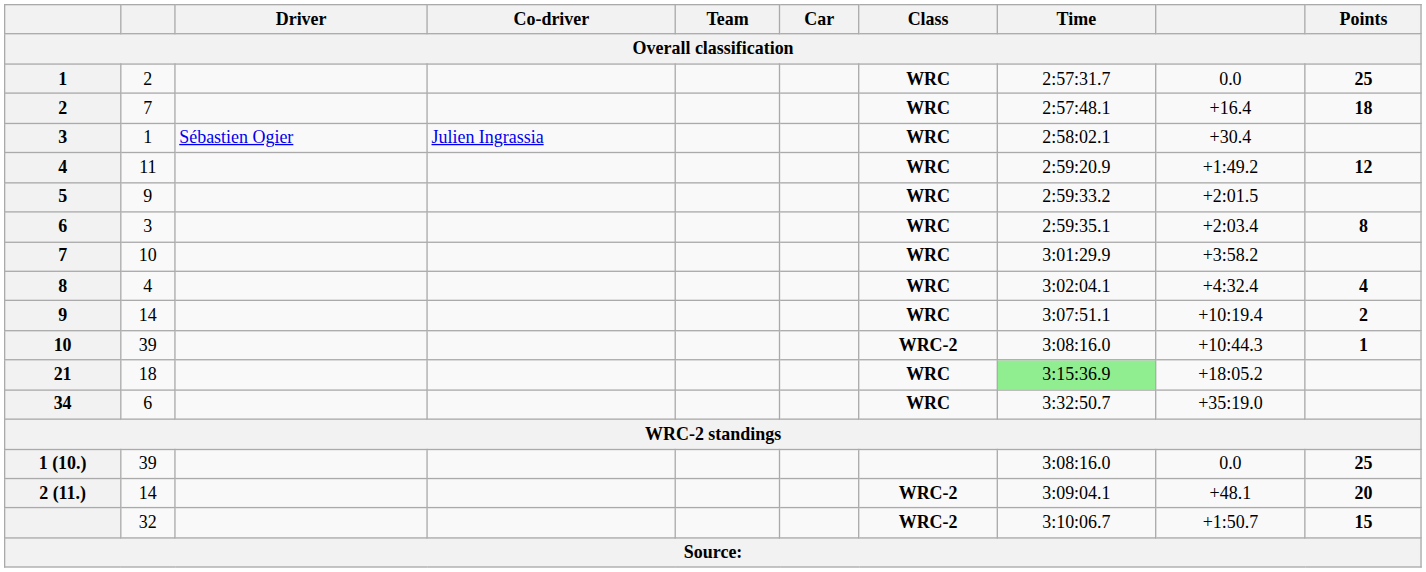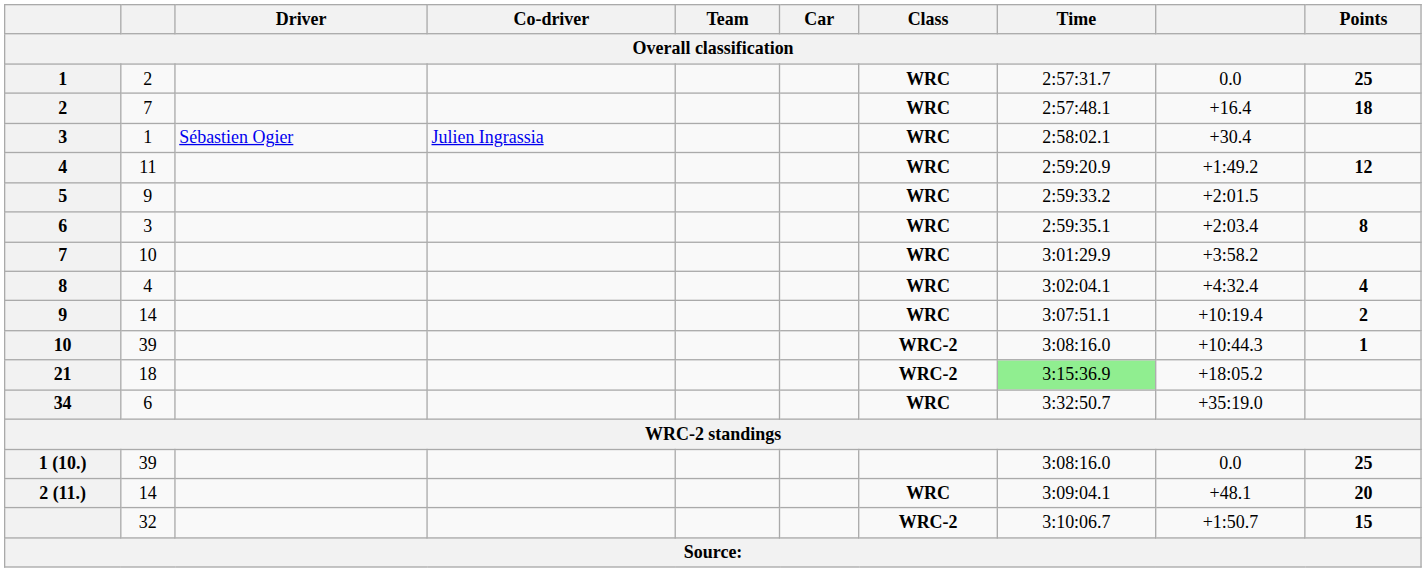(928, 374) WRC -> (928, 374) WRC-2
(928, 492) WRC-2 -> (928, 492) WRC
